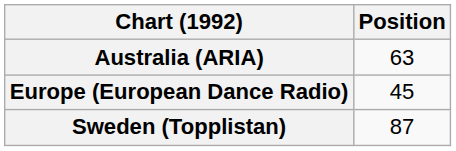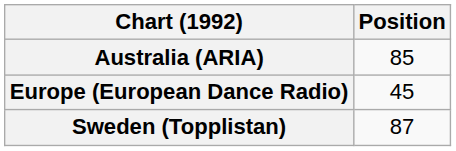(402, 57) 63 -> (402, 57) 85
